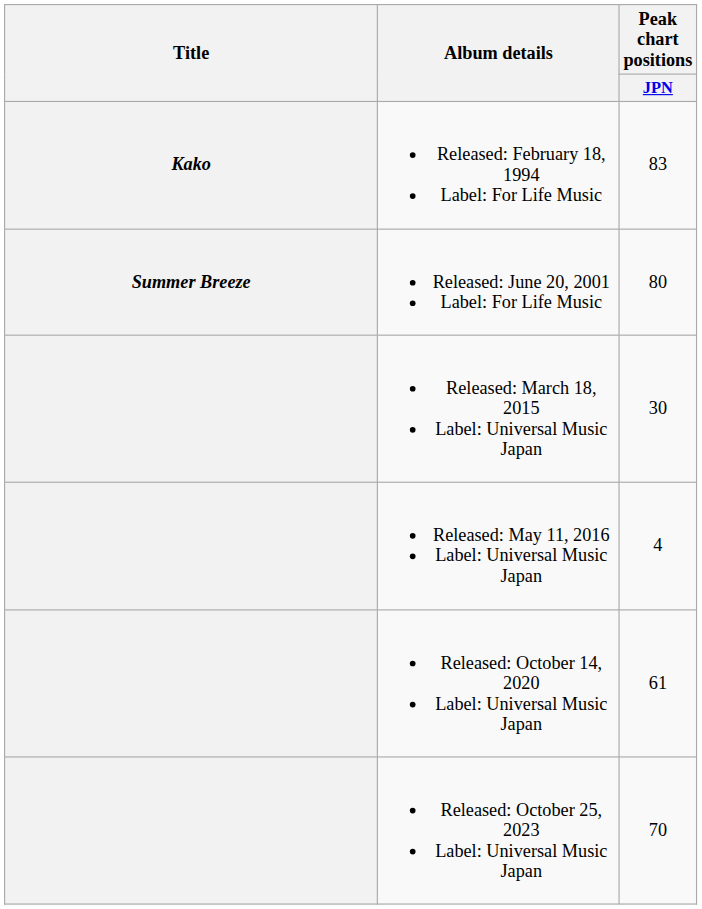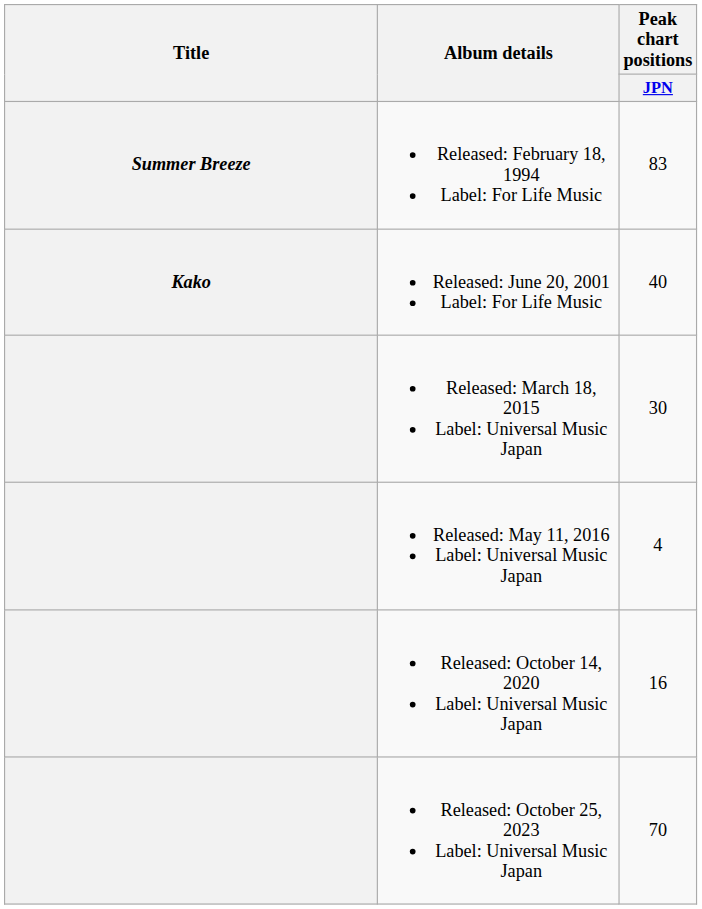(191, 165) Kako -> (191, 165) Summer Breeze
(191, 281) Summer Breeze -> (191, 281) Kako
(658, 281) 80 -> (658, 281) 40
(658, 683) 61 -> (658, 683) 16
